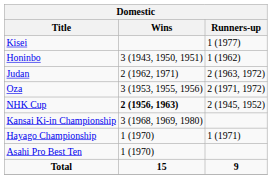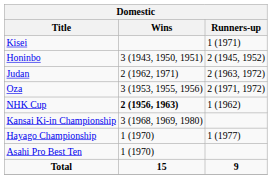(224, 43) 1 (1977) -> (224, 43) 1 (1971)
(224, 58) 1 (1962) -> (236, 58) 2 (1945, 1952)
(236, 105) 2 (1945, 1952) -> (224, 105) 1 (1962)
(224, 136) 1 (1971) -> (224, 136) 1 (1977)
